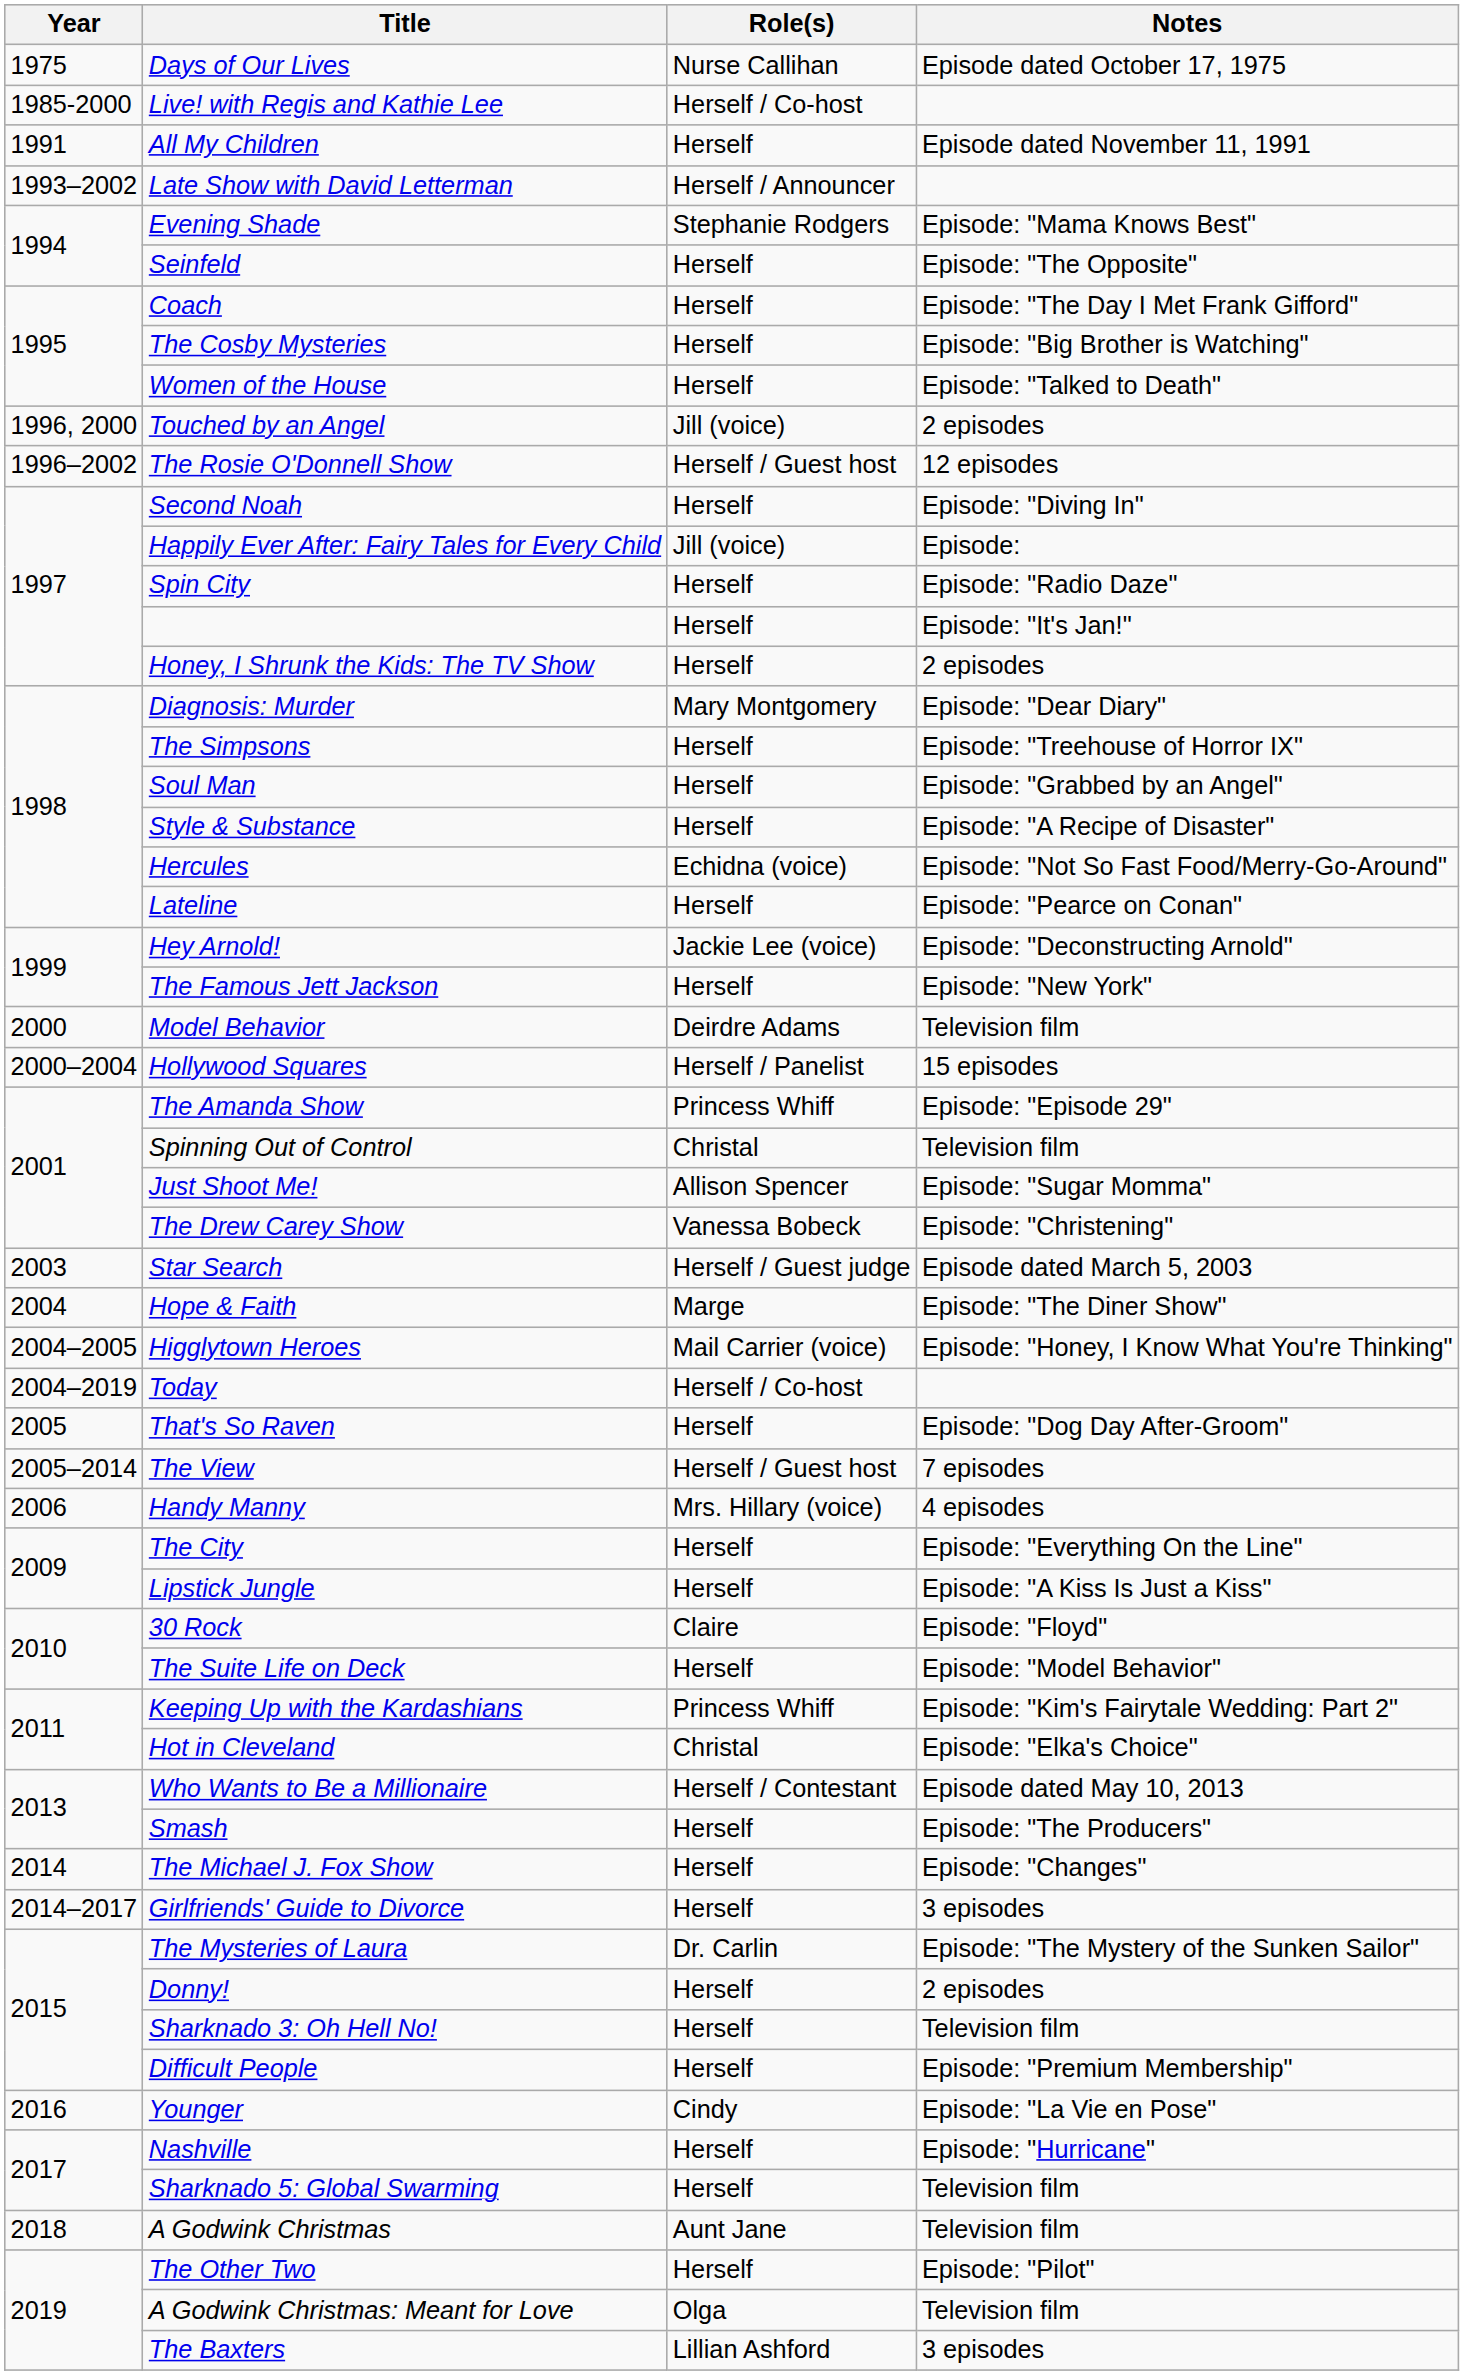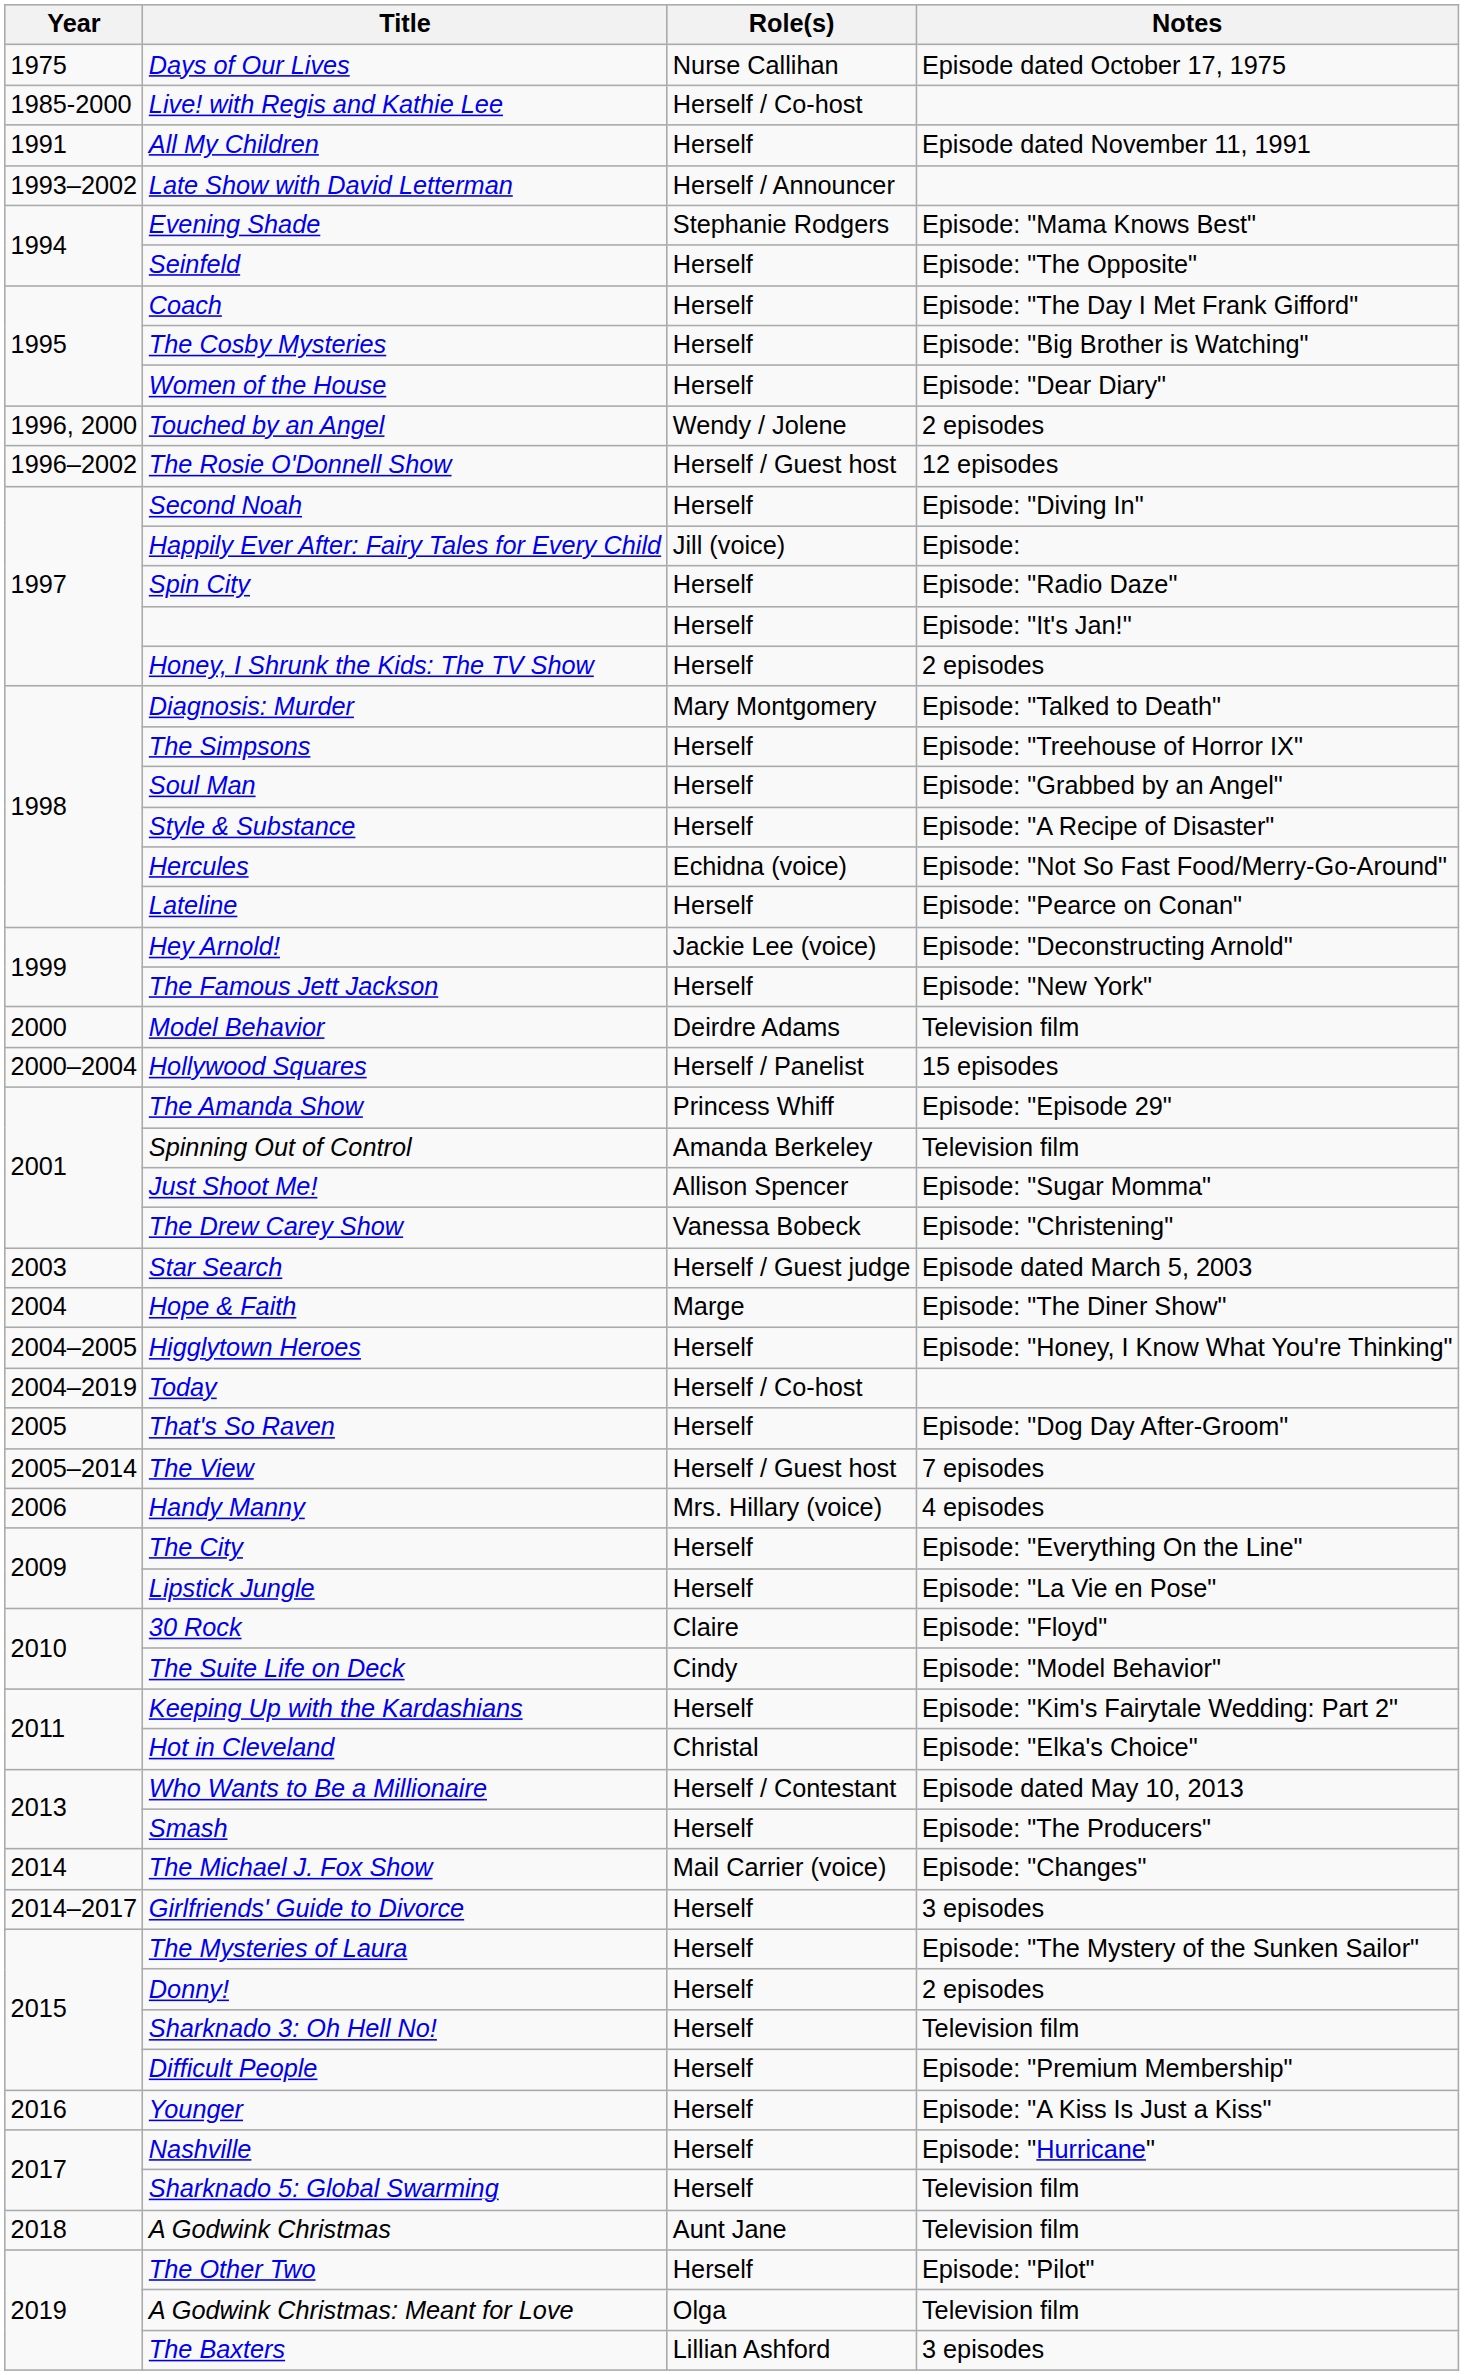(1071, 385) Episode: "Talked to Death" -> (1044, 385) Episode: "Dear Diary"
(729, 425) Jill (voice) -> (760, 425) Wendy / Jolene
(1044, 706) Episode: "Dear Diary" -> (1071, 706) Episode: "Talked to Death"
(716, 1147) Christal -> (773, 1147) Amanda Berkeley
(780, 1347) Mail Carrier (voice) -> (713, 1347) Herself
(1097, 1588) Episode: "A Kiss Is Just a Kiss" -> (1069, 1588) Episode: "La Vie en Pose"
(713, 1668) Herself -> (705, 1668) Cindy
(753, 1708) Princess Whiff -> (713, 1708) Herself
(713, 1868) Herself -> (780, 1868) Mail Carrier (voice)
(725, 1948) Dr. Carlin -> (713, 1948) Herself
(705, 2109) Cindy -> (713, 2109) Herself
(1069, 2109) Episode: "La Vie en Pose" -> (1097, 2109) Episode: "A Kiss Is Just a Kiss"
